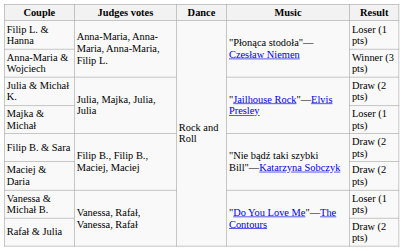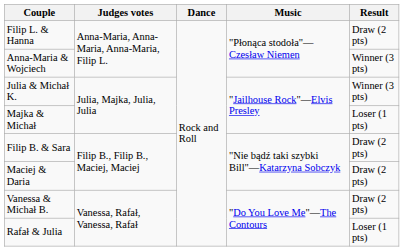(369, 35) Loser (1 pts) -> (369, 35) Draw (2 pts)
(369, 91) Draw (2 pts) -> (373, 91) Winner (3 pts)
(369, 204) Loser (1 pts) -> (369, 204) Draw (2 pts)
(369, 232) Draw (2 pts) -> (369, 232) Loser (1 pts)
